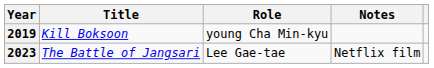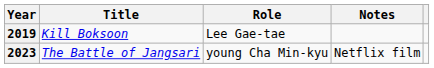(267, 34) young Cha Min-kyu -> (246, 34) Lee Gae-tae
(246, 53) Lee Gae-tae -> (267, 53) young Cha Min-kyu
